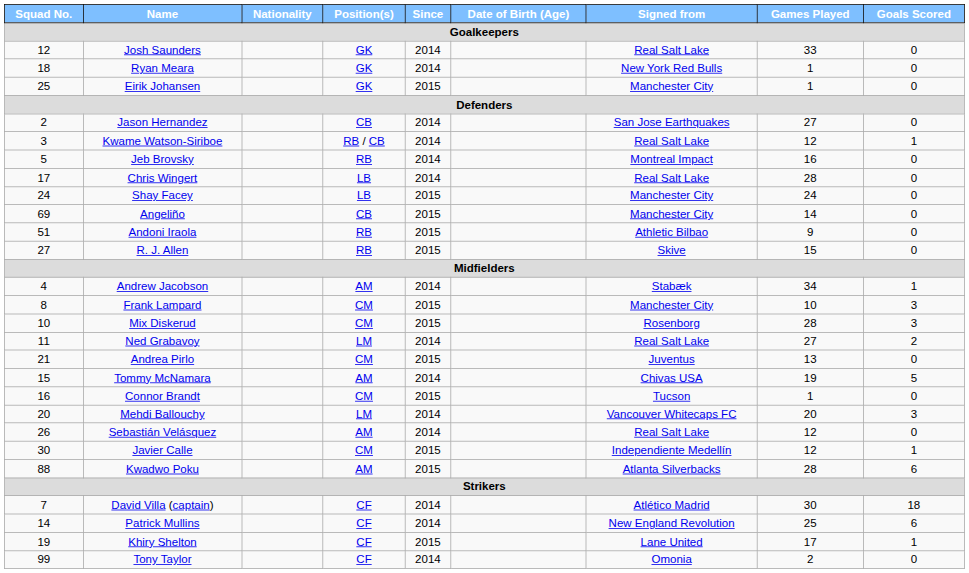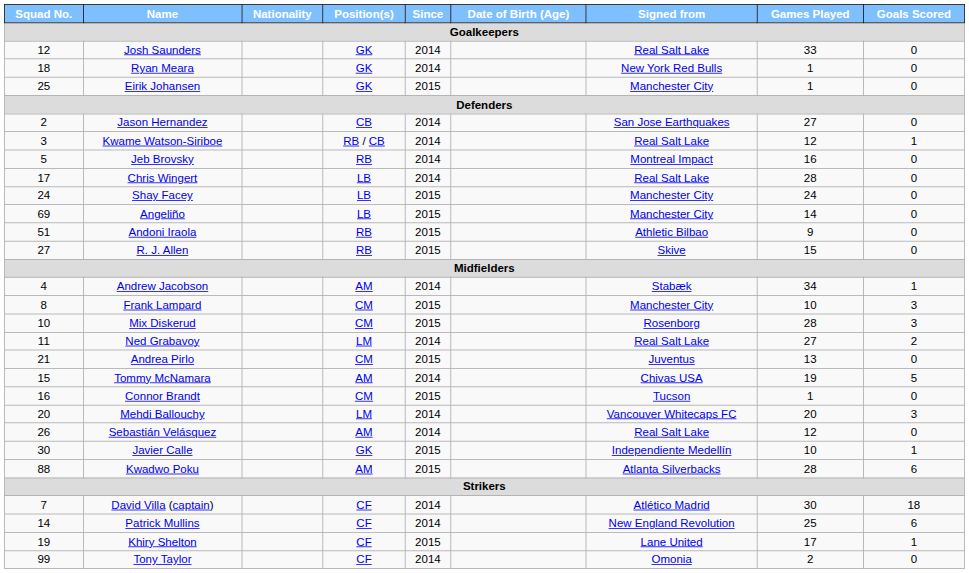(364, 214) CB -> (364, 214) LB
(364, 451) CM -> (364, 451) GK
(810, 451) 12 -> (810, 451) 10
